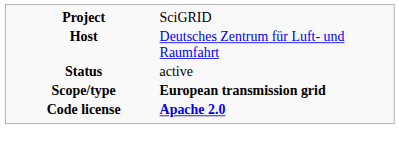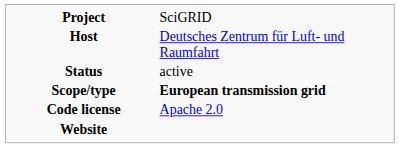(192, 110) bold -> (191, 110) normal
+ row: (84, 129)
